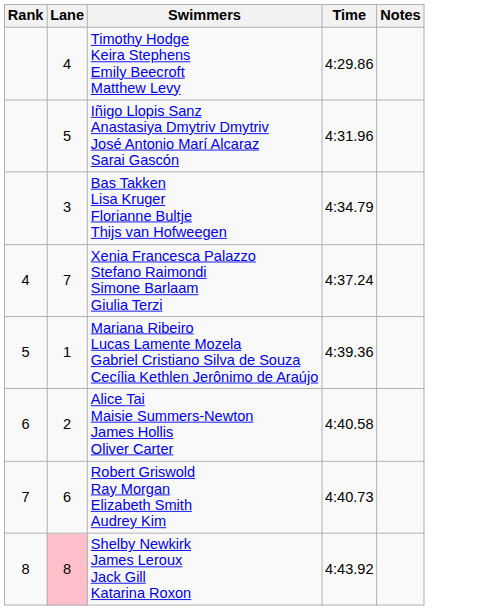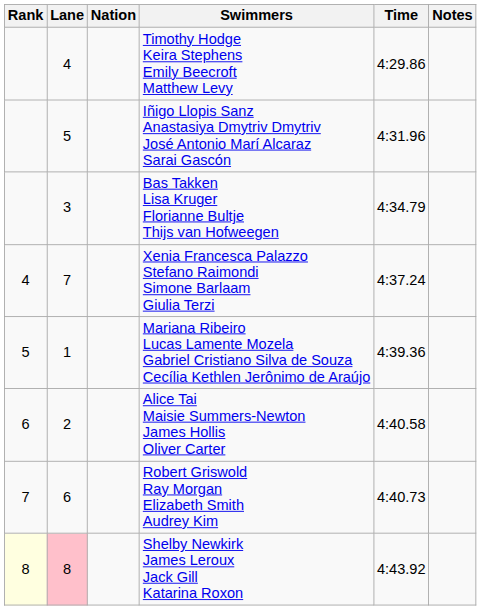+ column: (113, 16)
(26, 569) no background -> (26, 569) lightyellow background
